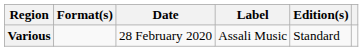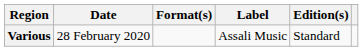columns swapped: (166, 14) <-> (85, 14)
